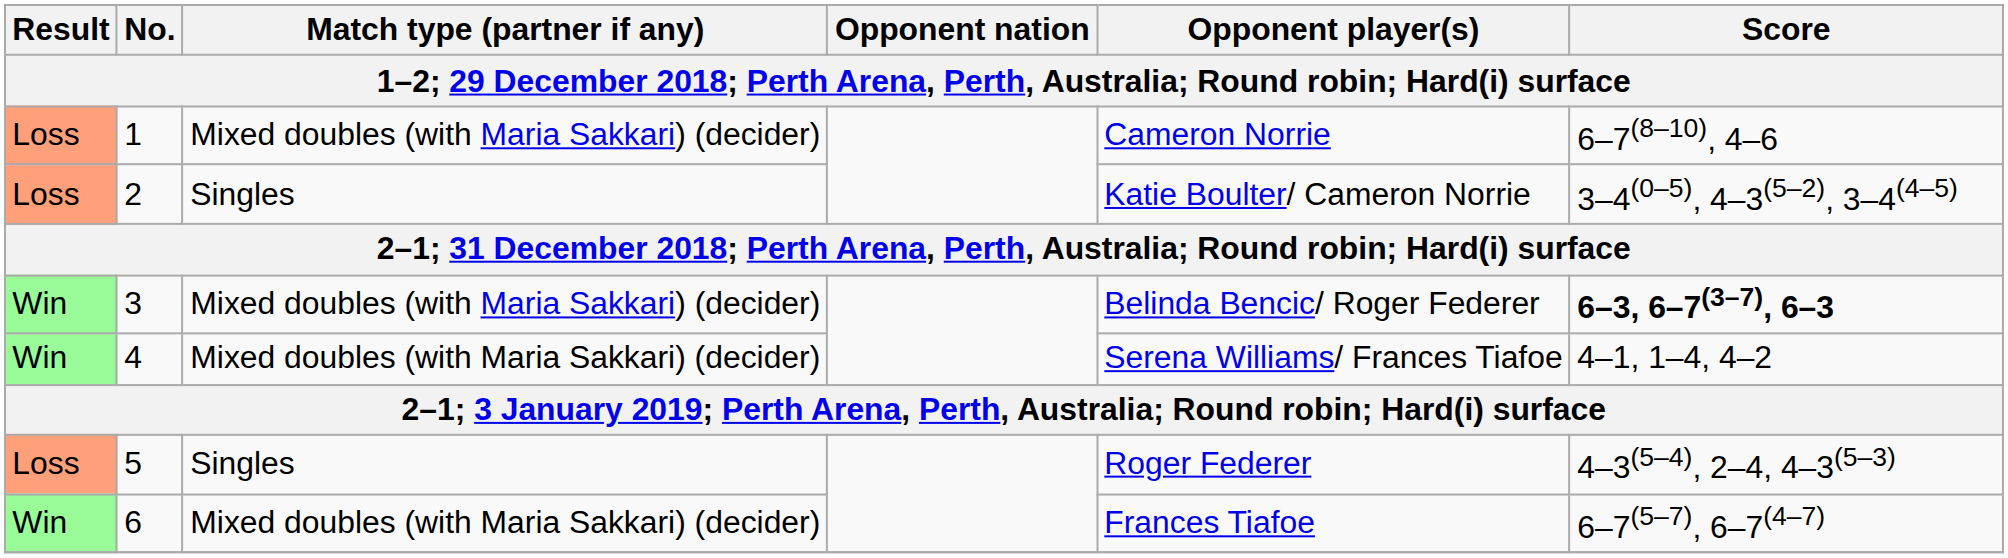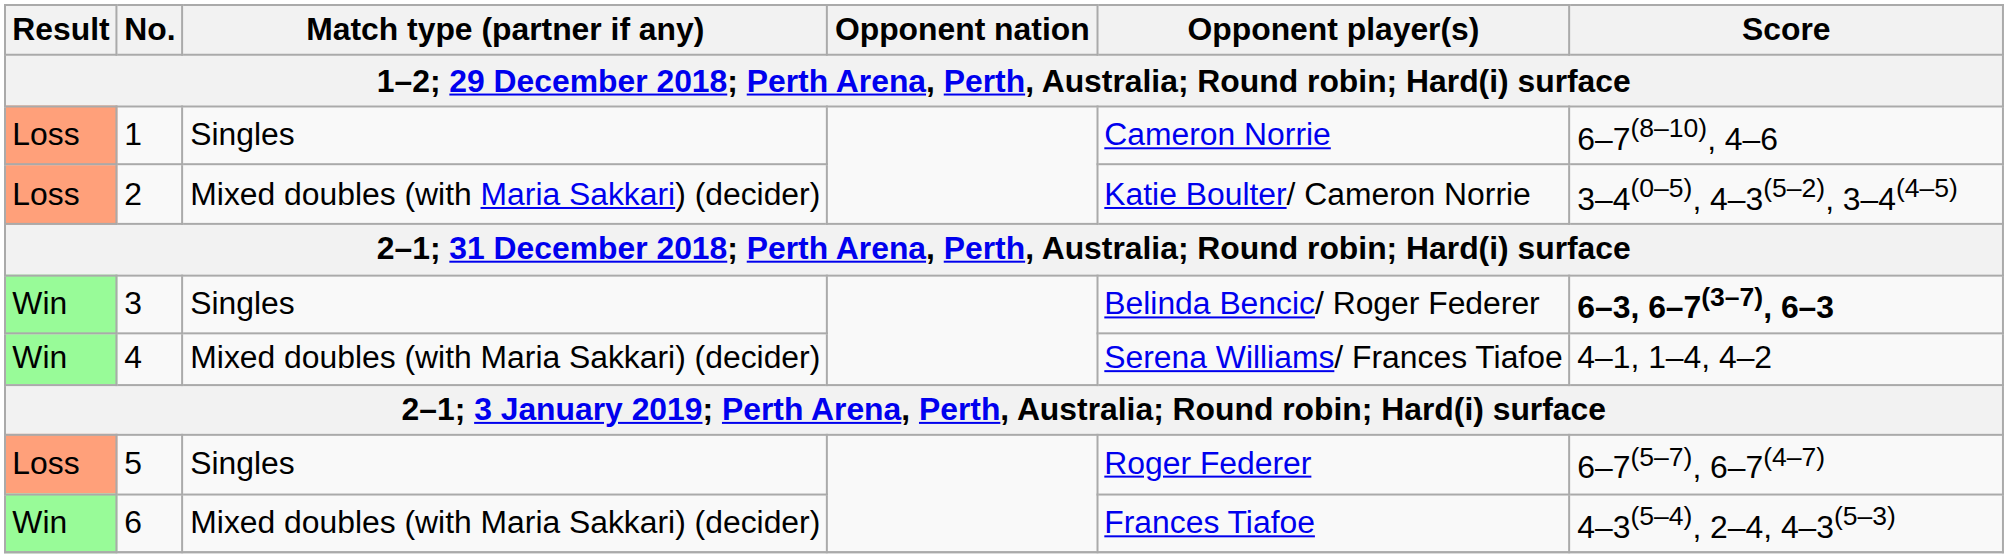(505, 135) Mixed doubles (with Maria Sakkari) (decider) -> (243, 135) Singles
(243, 194) Singles -> (505, 194) Mixed doubles (with Maria Sakkari) (decider)
(505, 303) Mixed doubles (with Maria Sakkari) (decider) -> (243, 303) Singles
(1737, 463) 4–3(5–4), 2–4, 4–3(5–3) -> (1701, 463) 6–7(5–7), 6–7(4–7)
(1701, 522) 6–7(5–7), 6–7(4–7) -> (1737, 522) 4–3(5–4), 2–4, 4–3(5–3)
